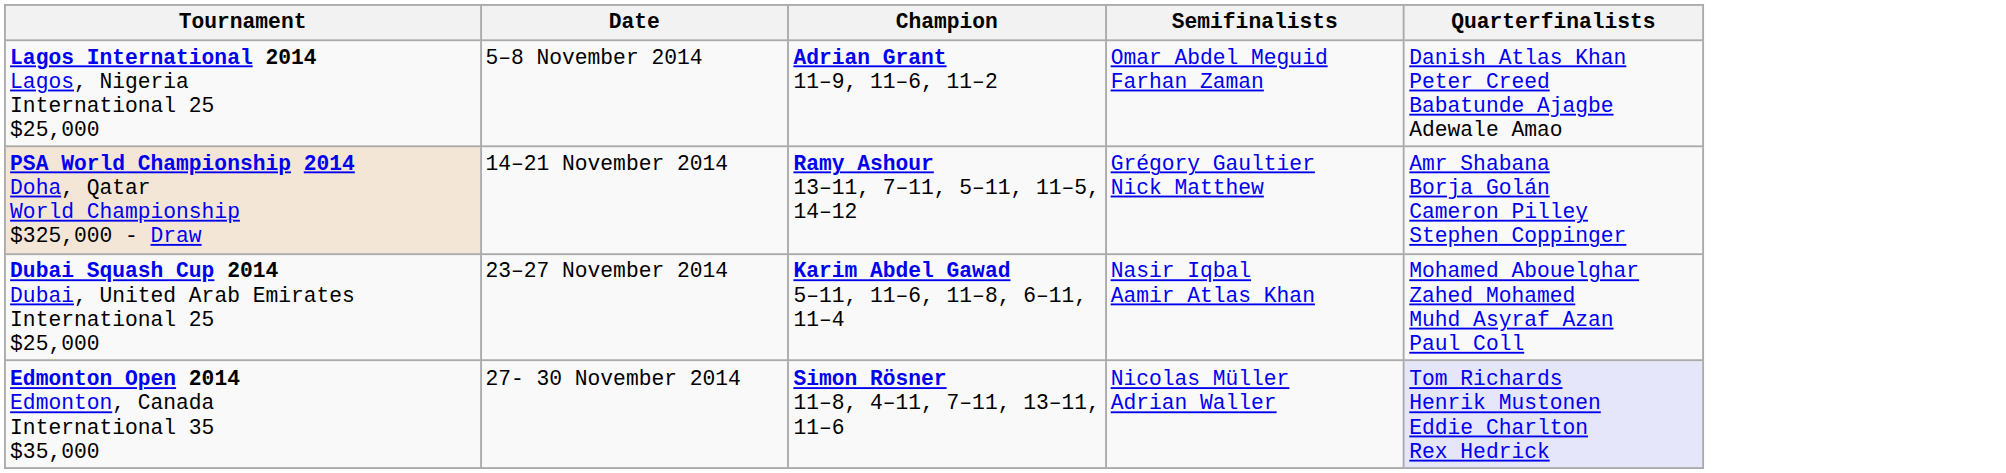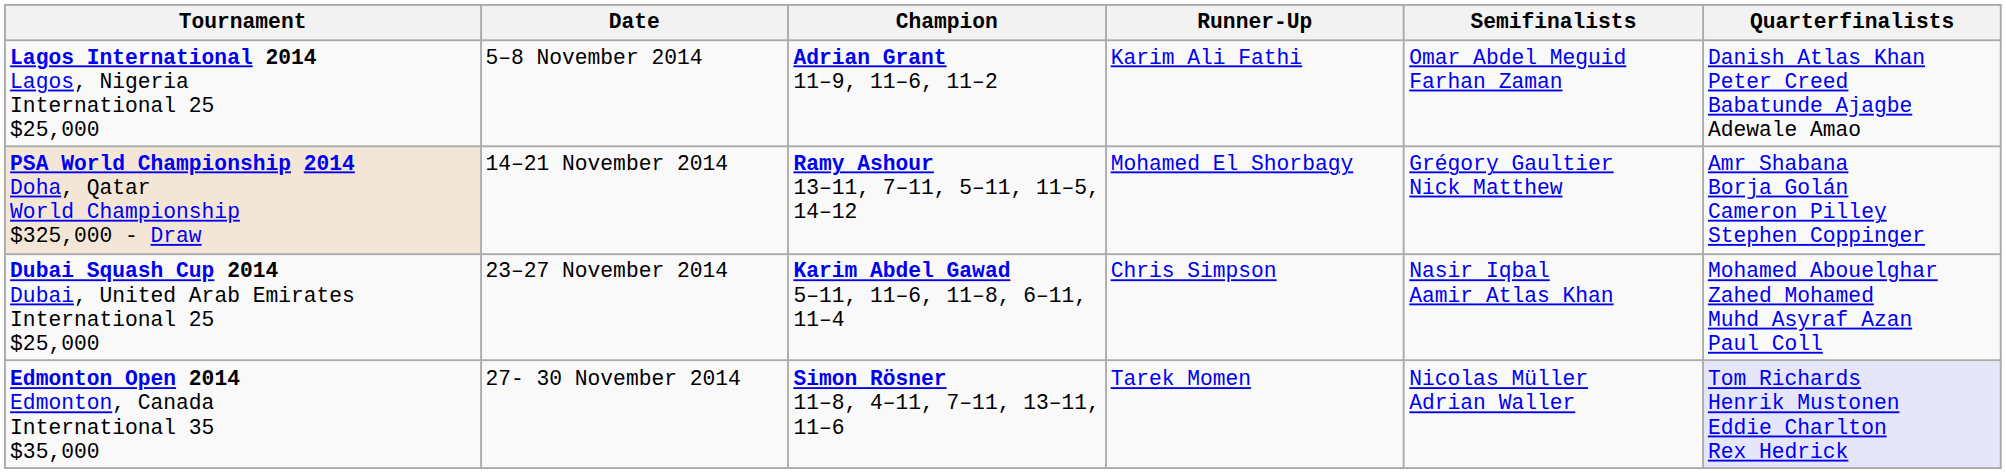+ column: (1255, 23)
